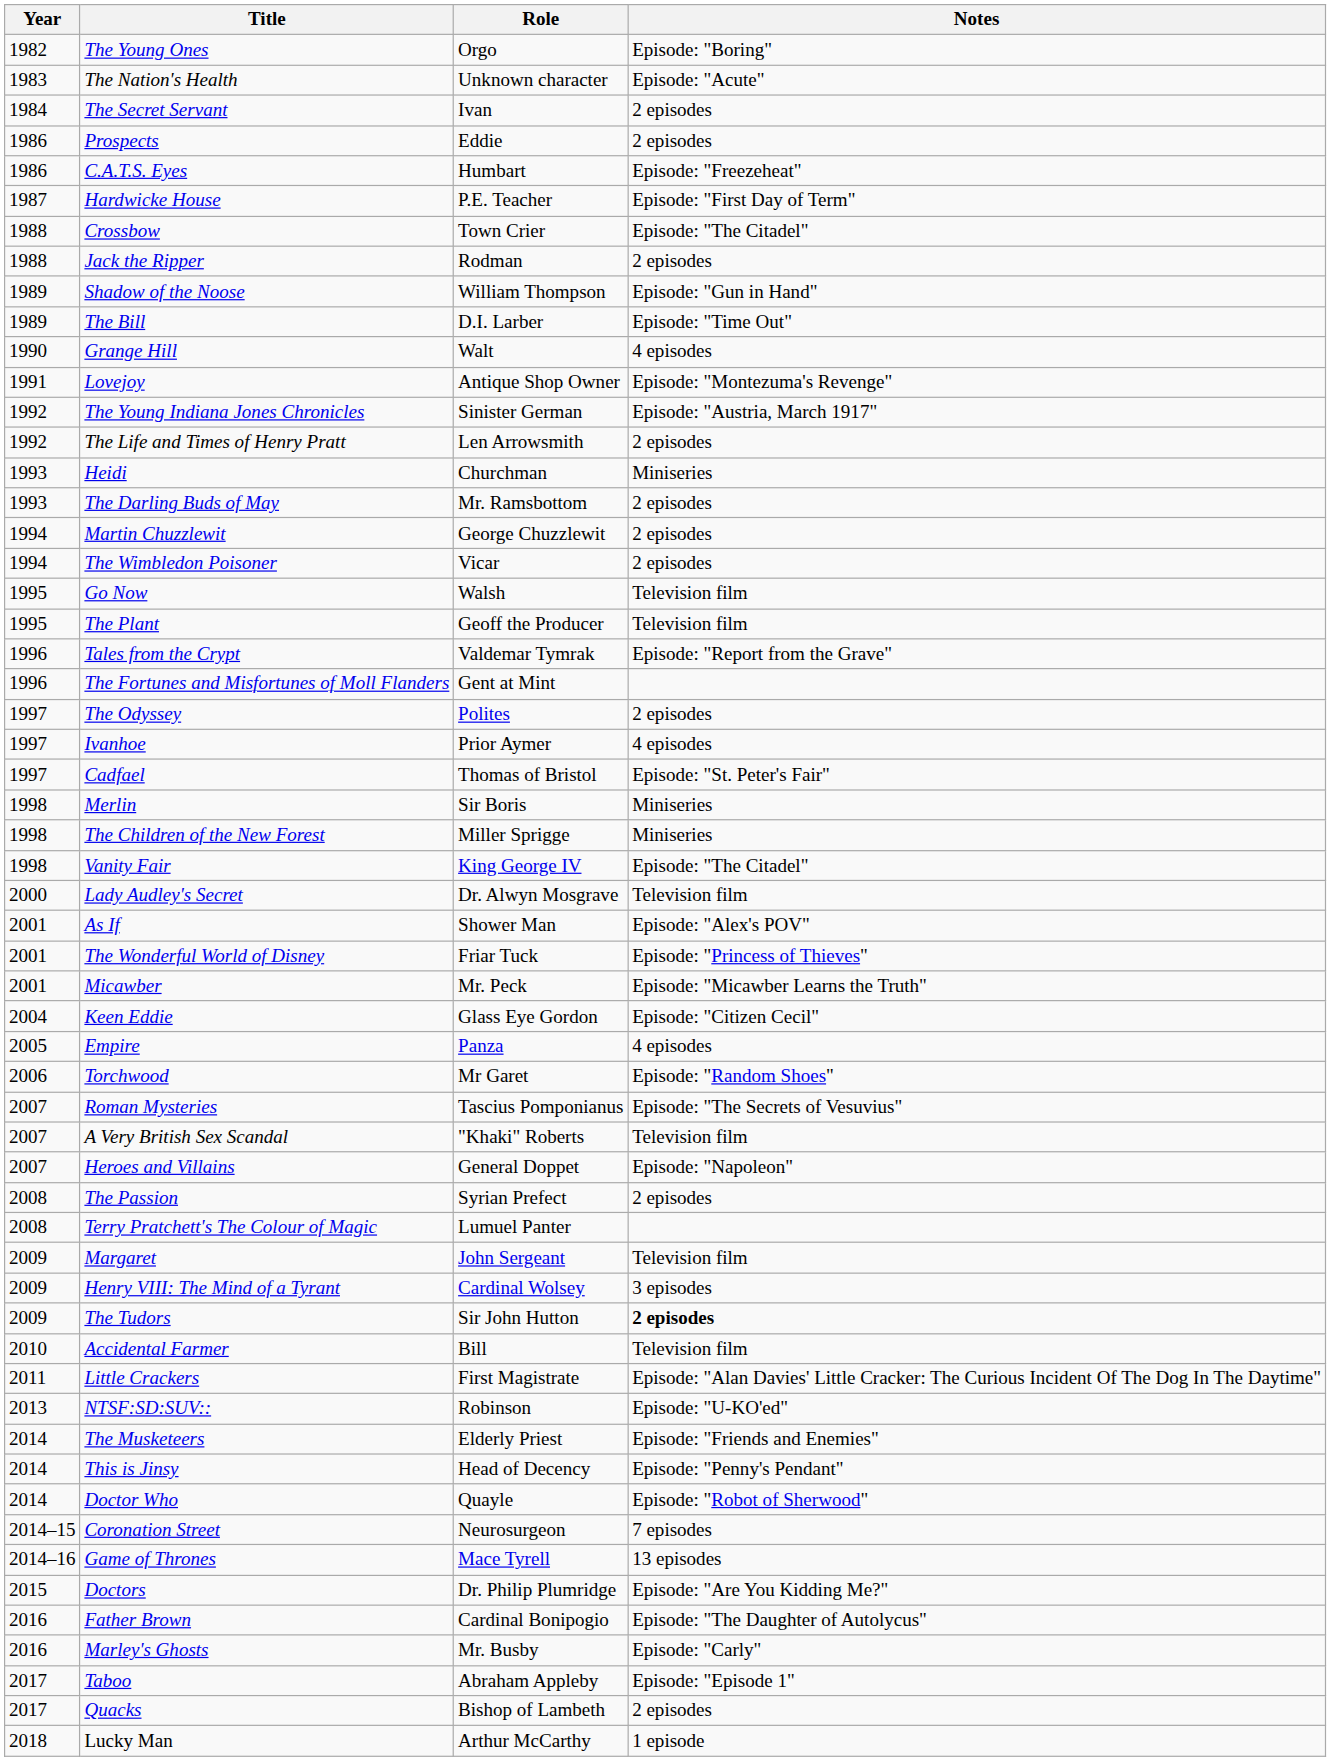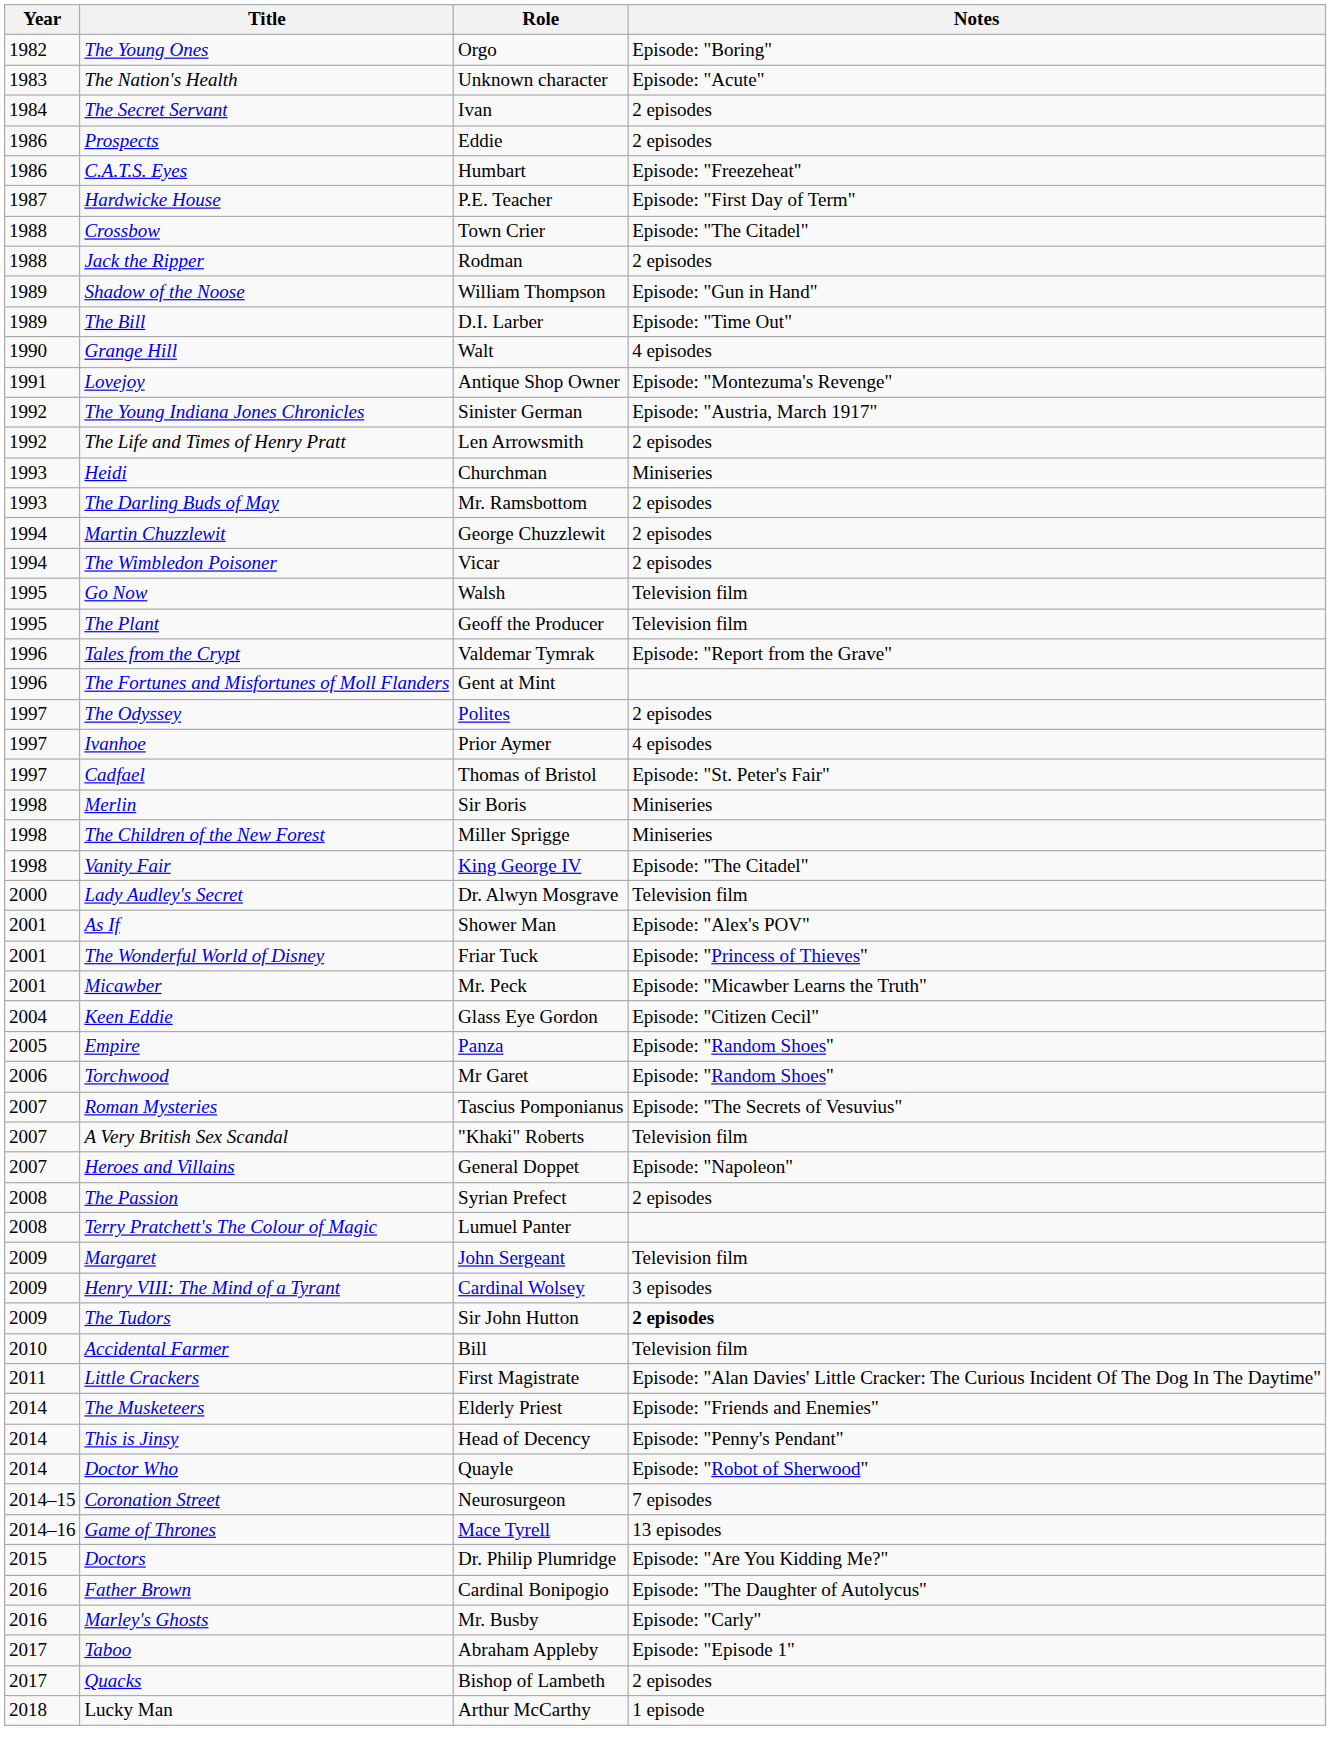(672, 1046) 4 episodes -> (733, 1046) Episode: "Random Shoes"
- row: (148, 1408)
